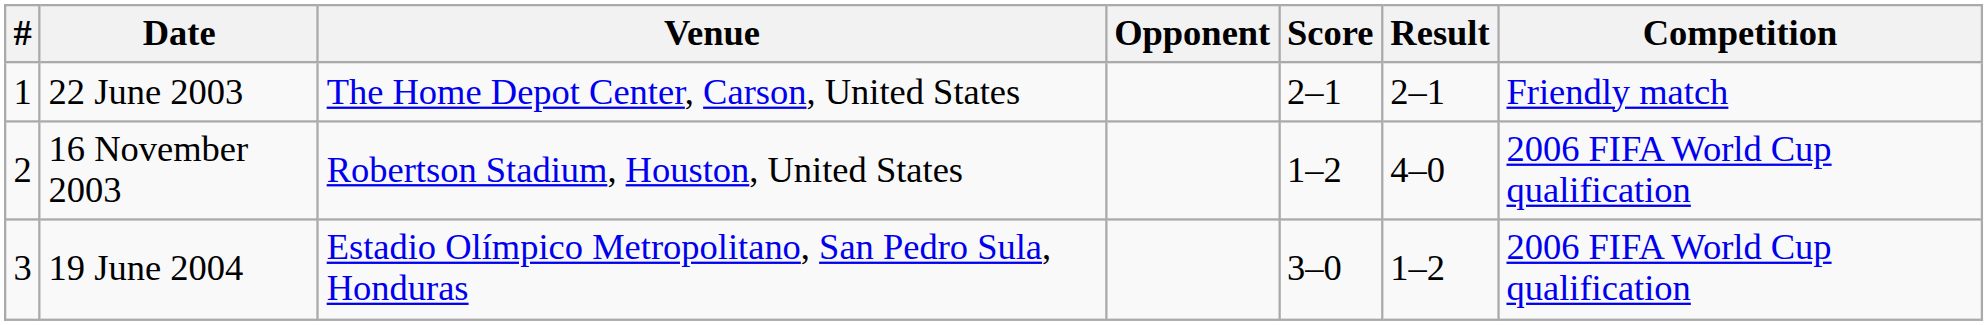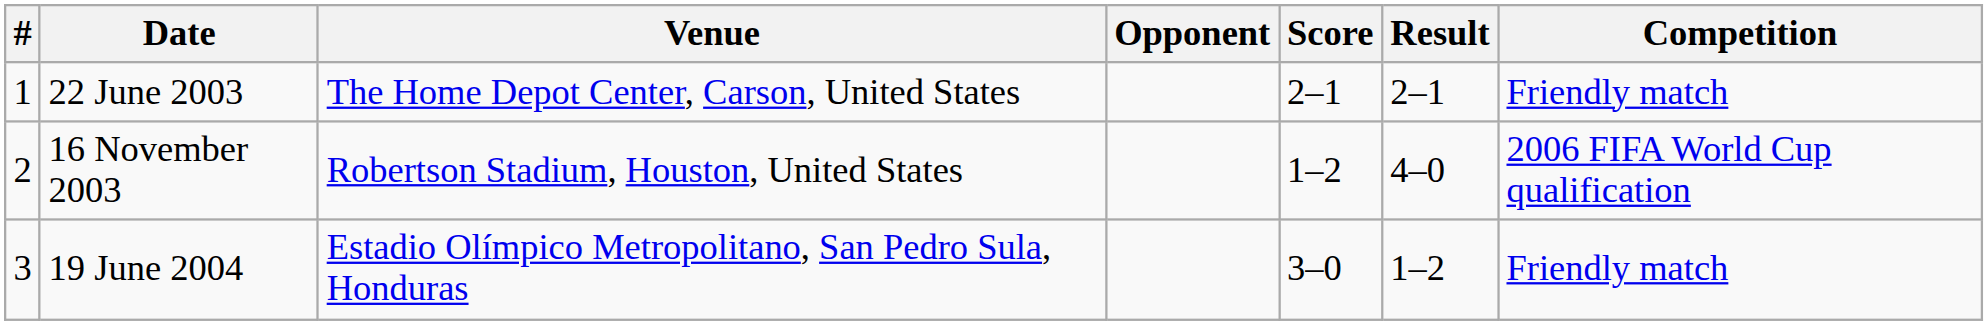(1669, 268) 2006 FIFA World Cup qualification -> (1617, 268) Friendly match
